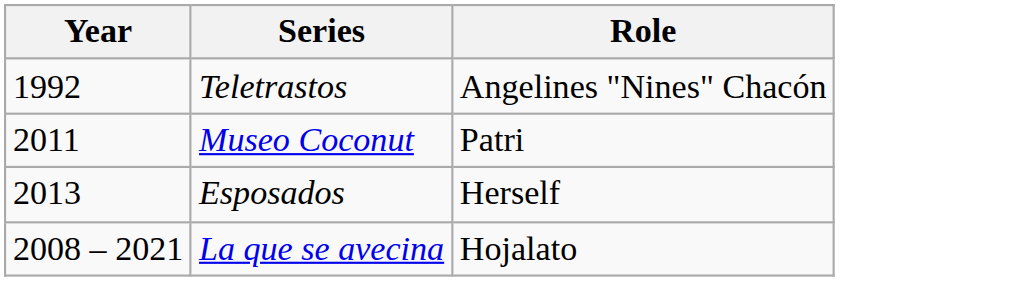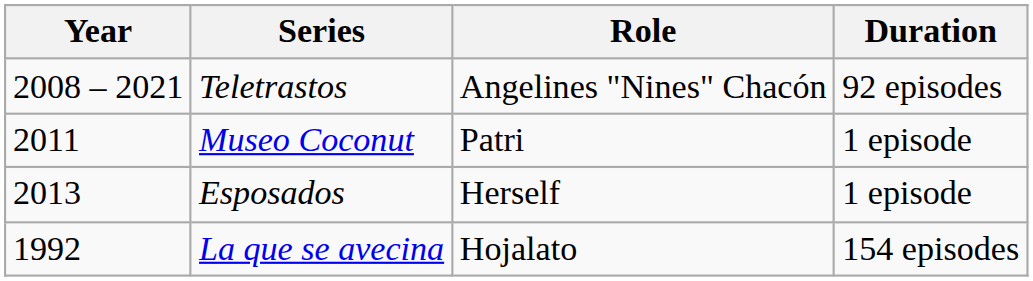+ column: (931, 31)
(47, 85) 1992 -> (98, 85) 2008 – 2021
(98, 247) 2008 – 2021 -> (47, 247) 1992
